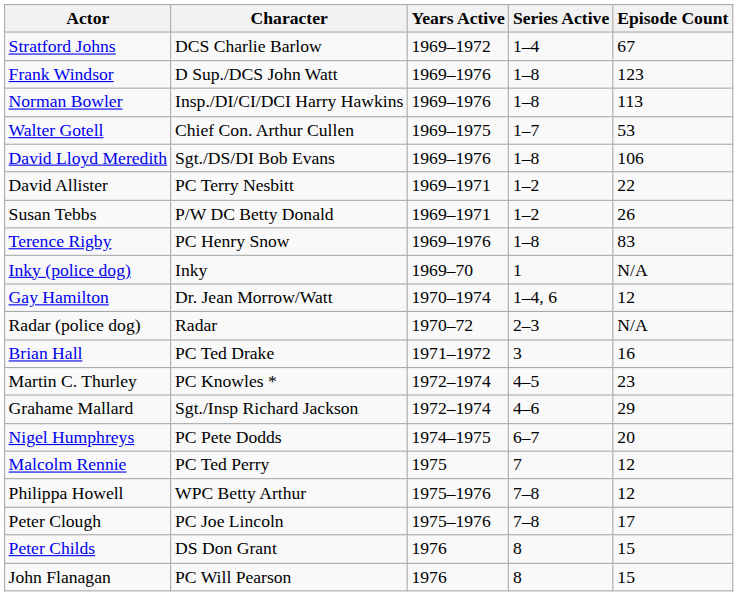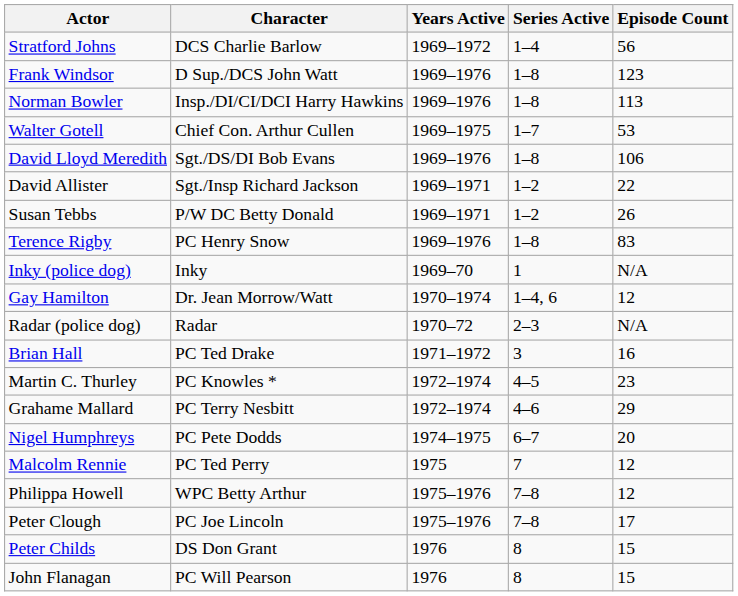(626, 46) 67 -> (626, 46) 56
(234, 185) PC Terry Nesbitt -> (267, 185) Sgt./Insp Richard Jackson
(267, 409) Sgt./Insp Richard Jackson -> (234, 409) PC Terry Nesbitt
